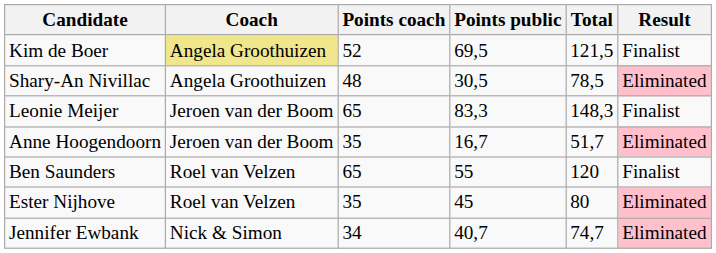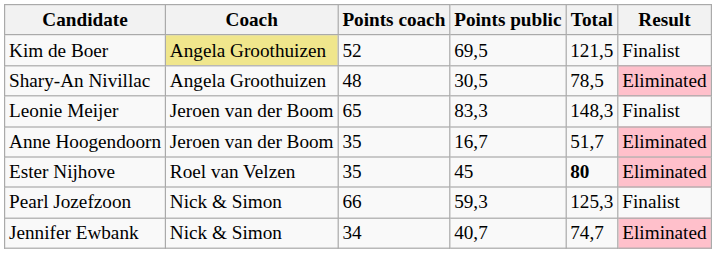- row: (62, 171)
(580, 202) normal -> (580, 171) bold
+ row: (70, 202)
